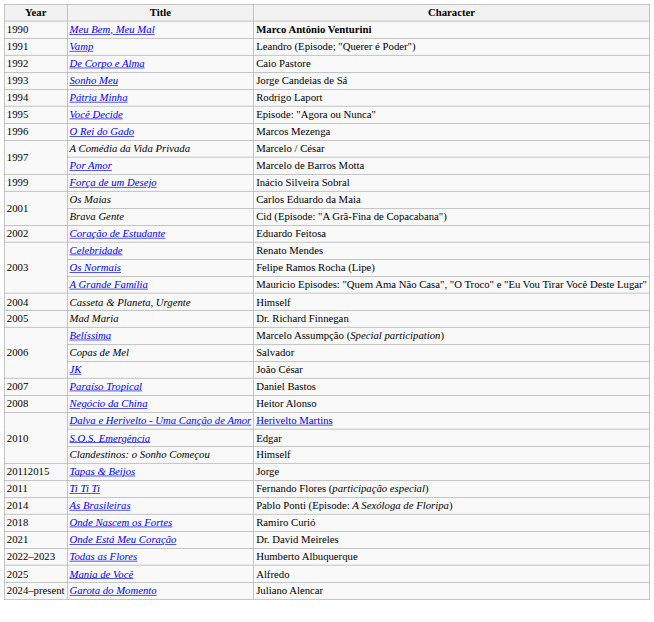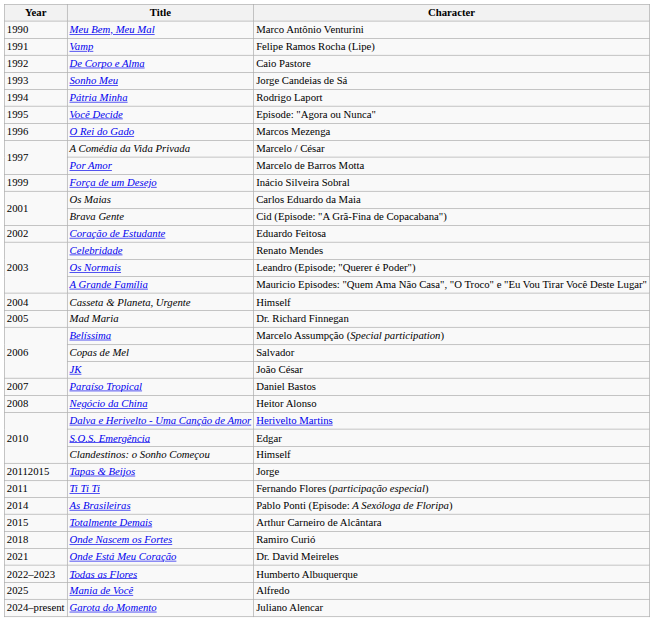(314, 30) bold -> (310, 30) normal
(336, 47) Leandro (Episode; "Querer é Poder") -> (316, 47) Felipe Ramos Rocha (Lipe)
(316, 268) Felipe Ramos Rocha (Lipe) -> (336, 268) Leandro (Episode; "Querer é Poder")
+ row: (111, 523)
